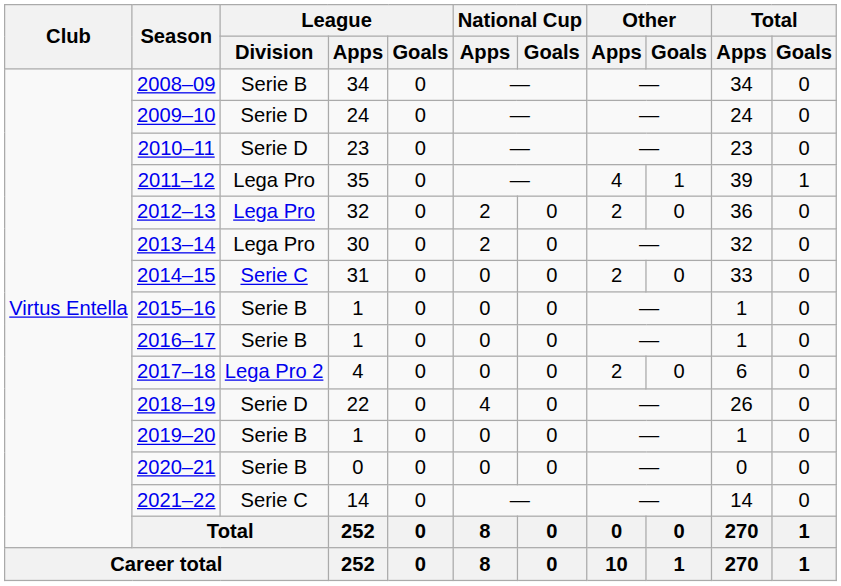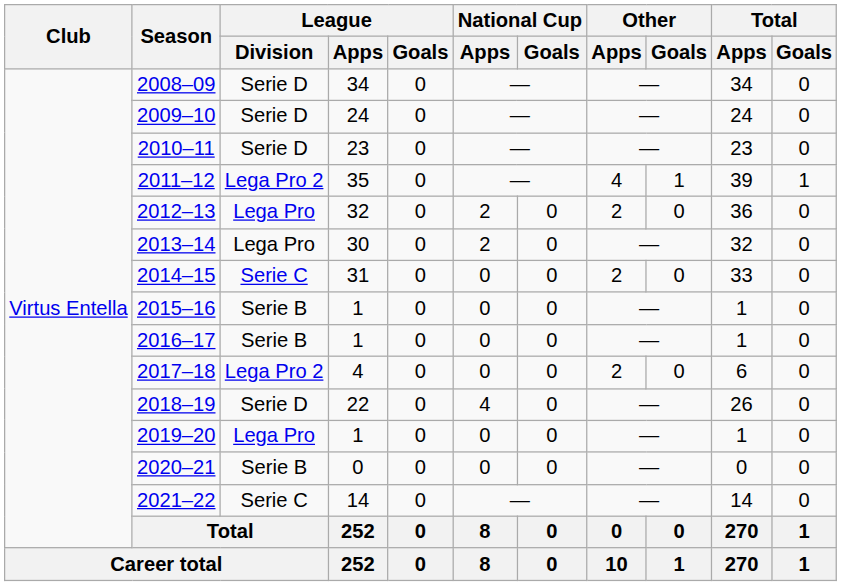(274, 84) Serie B -> (274, 84) Serie D
(274, 180) Lega Pro -> (274, 180) Lega Pro 2
(274, 436) Serie B -> (274, 436) Lega Pro
